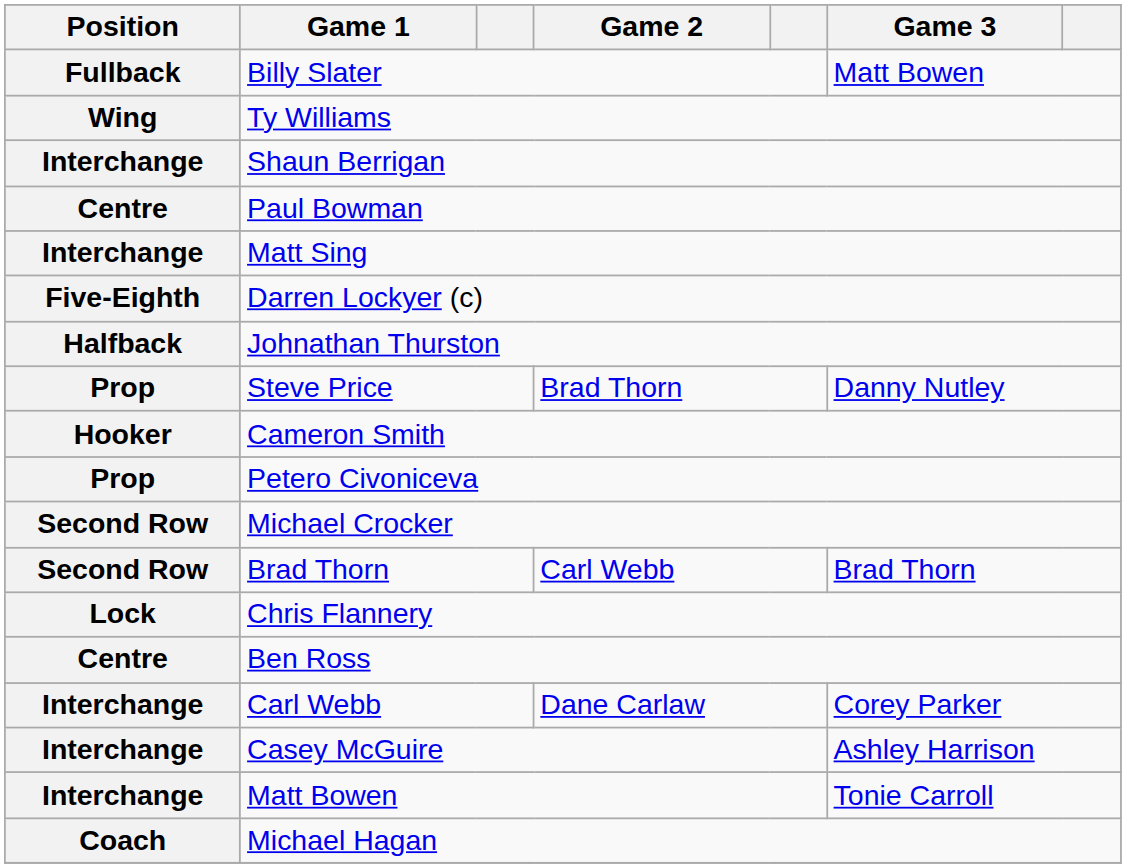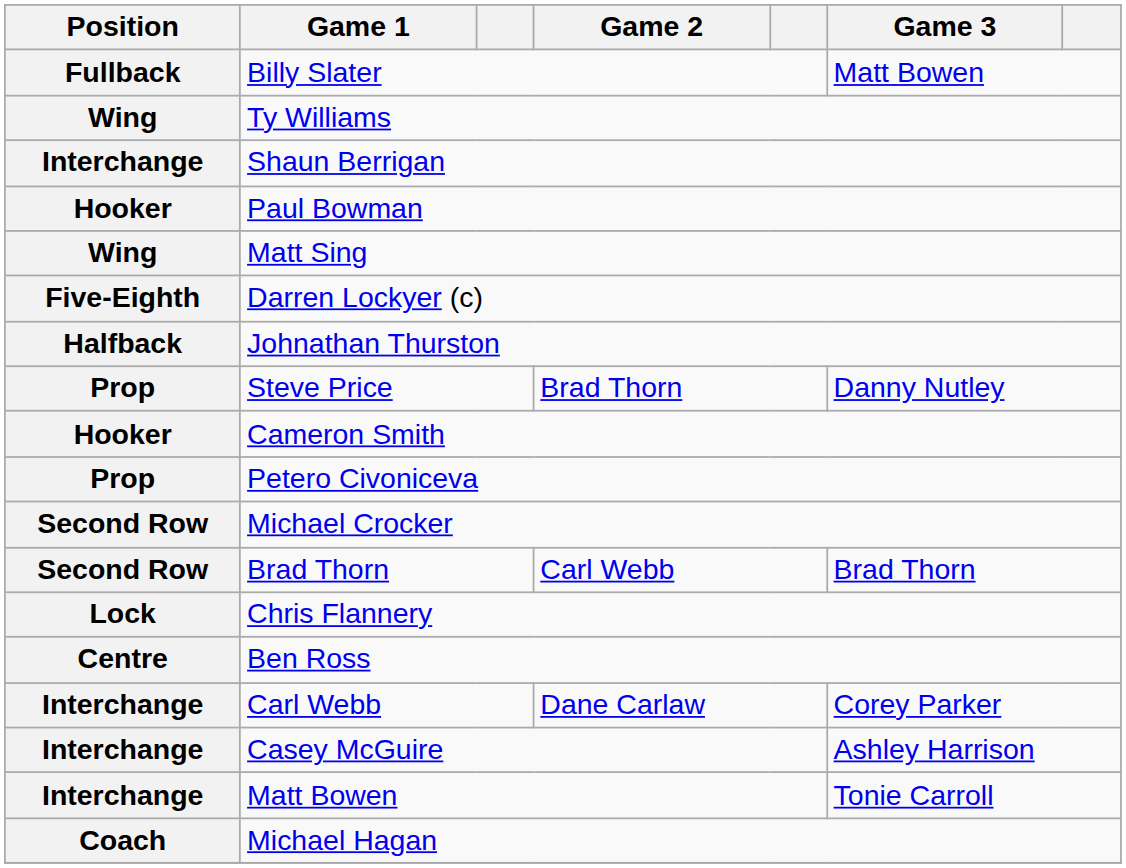(123, 207) Centre -> (123, 207) Hooker
(123, 252) Interchange -> (123, 252) Wing
